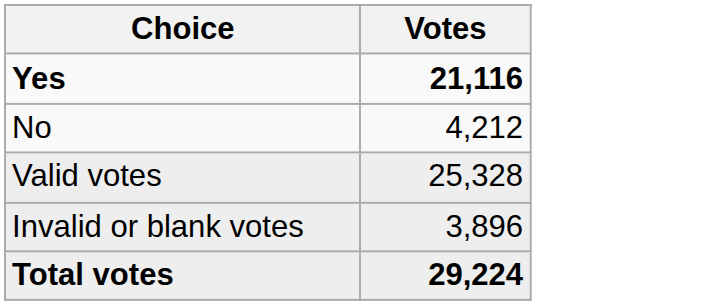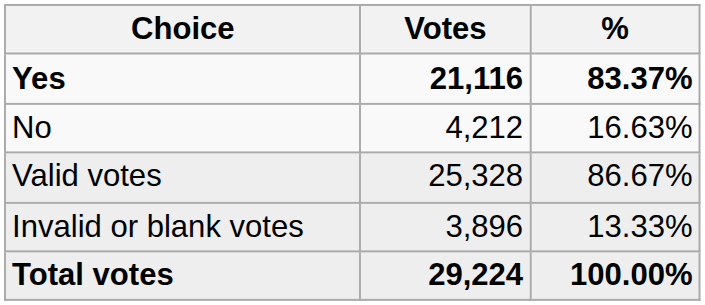+ column: (615, 29)
